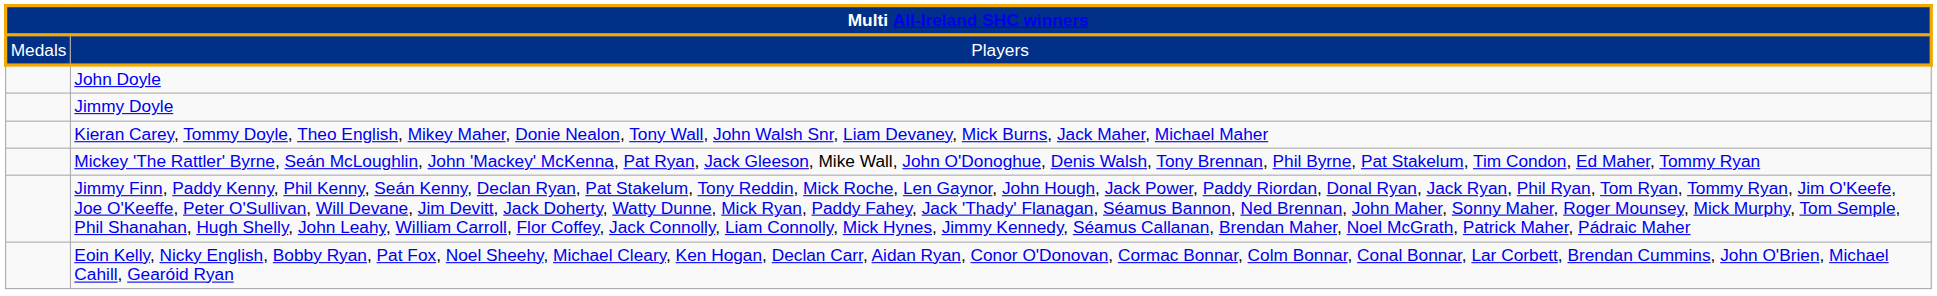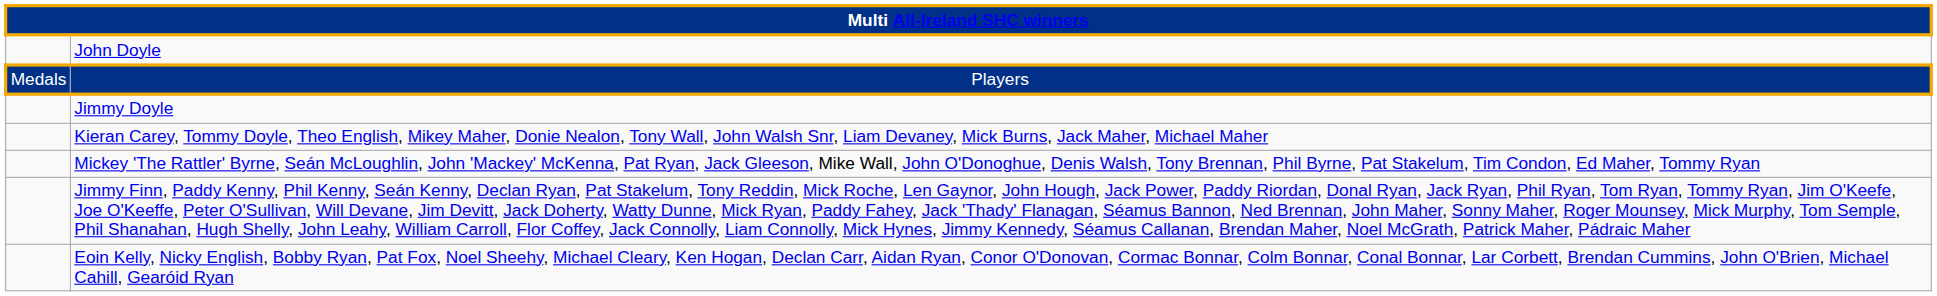rows swapped: (1000, 49) <-> (118, 79)
